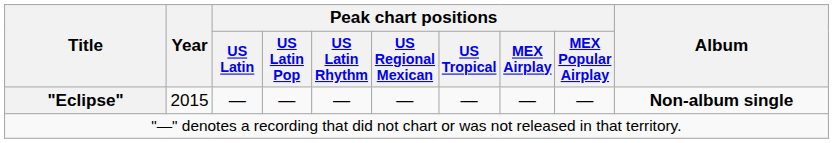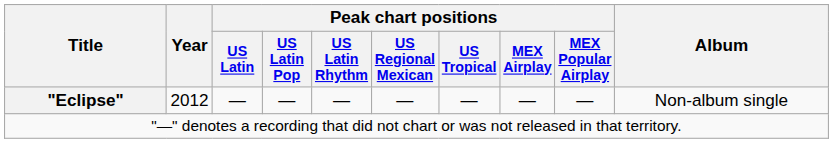(189, 100) 2015 -> (189, 100) 2012
(721, 100) bold -> (721, 100) normal
